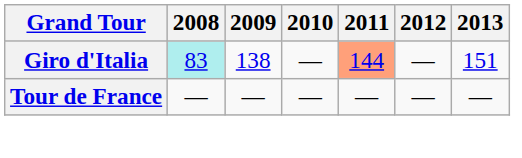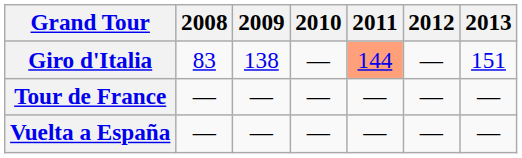(196, 59) paleturquoise background -> (204, 59) no background
+ row: (90, 133)
